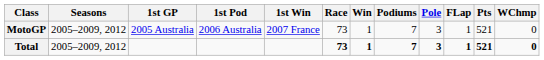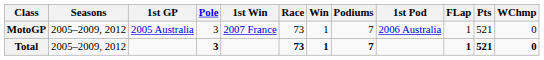columns swapped: (230, 13) <-> (431, 13)
